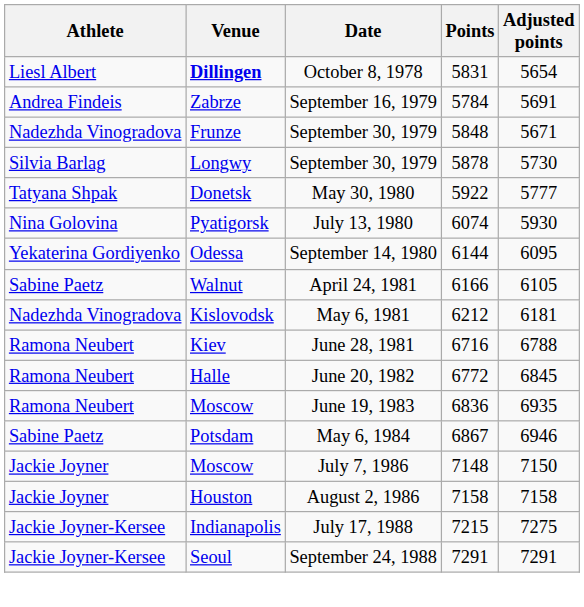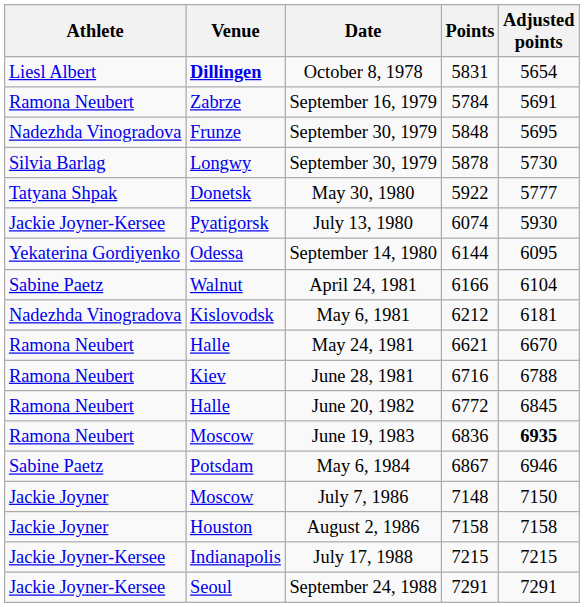(65, 102) Andrea Findeis -> (71, 102) Ramona Neubert
(539, 132) 5671 -> (539, 132) 5695
(63, 223) Nina Golovina -> (87, 223) Jackie Joyner-Kersee
(539, 284) 6105 -> (539, 284) 6104
+ row: (363, 344)
(539, 405) normal -> (539, 435) bold
(539, 526) 7275 -> (539, 557) 7215
